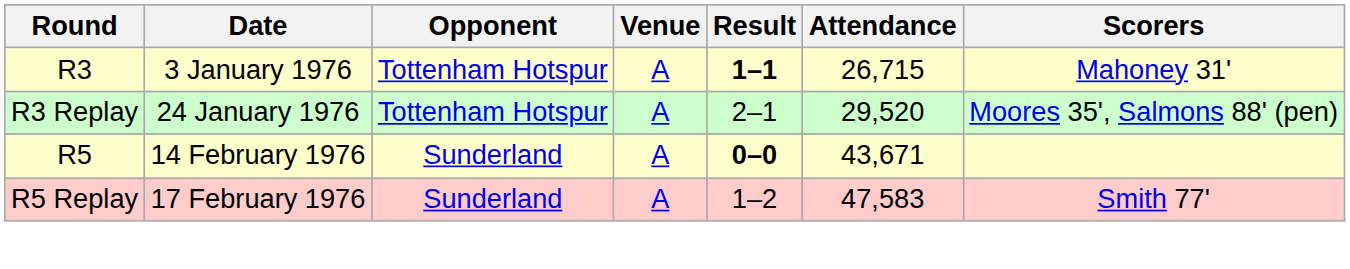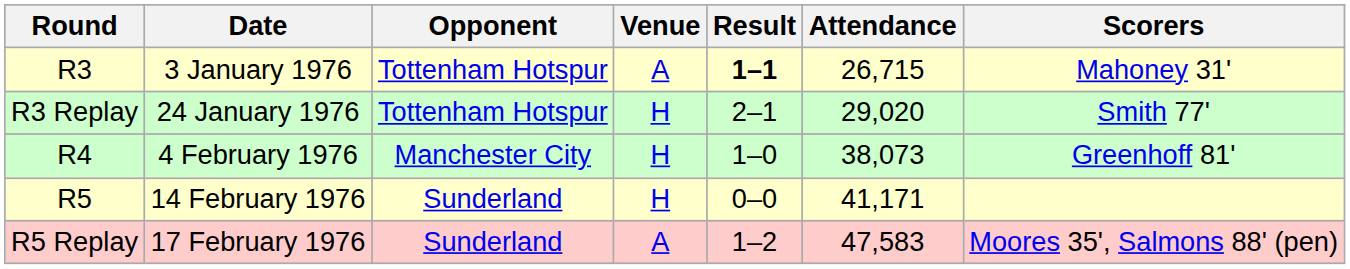(660, 112) A -> (660, 112) H
(883, 112) 29,520 -> (883, 112) 29,020
(1154, 112) Moores 35', Salmons 88' (pen) -> (1154, 112) Smith 77'
+ row: (258, 155)
(660, 155) A -> (660, 198) H
(755, 155) bold -> (755, 198) normal
(883, 155) 43,671 -> (883, 198) 41,171
(1154, 198) Smith 77' -> (1154, 241) Moores 35', Salmons 88' (pen)
